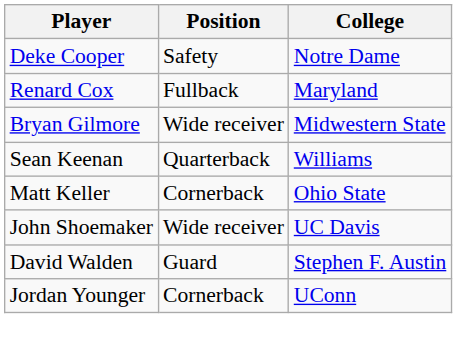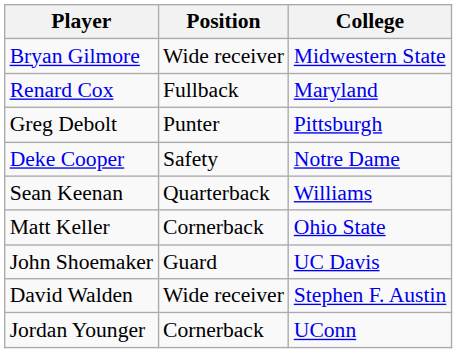rows swapped: (67, 55) <-> (75, 124)
+ row: (63, 124)
(223, 227) Wide receiver -> (190, 261) Guard
(190, 261) Guard -> (223, 295) Wide receiver
